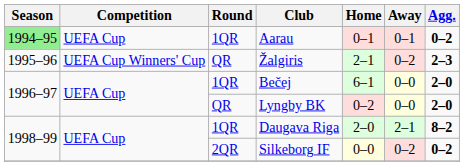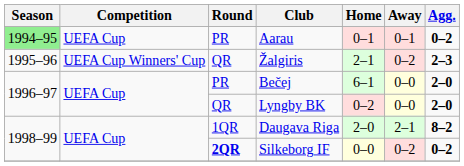(225, 37) 1QR -> (220, 37) PR
(225, 82) 1QR -> (220, 82) PR
(225, 149) normal -> (226, 149) bold
